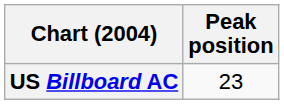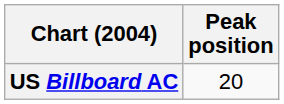(231, 81) 23 -> (231, 81) 20
